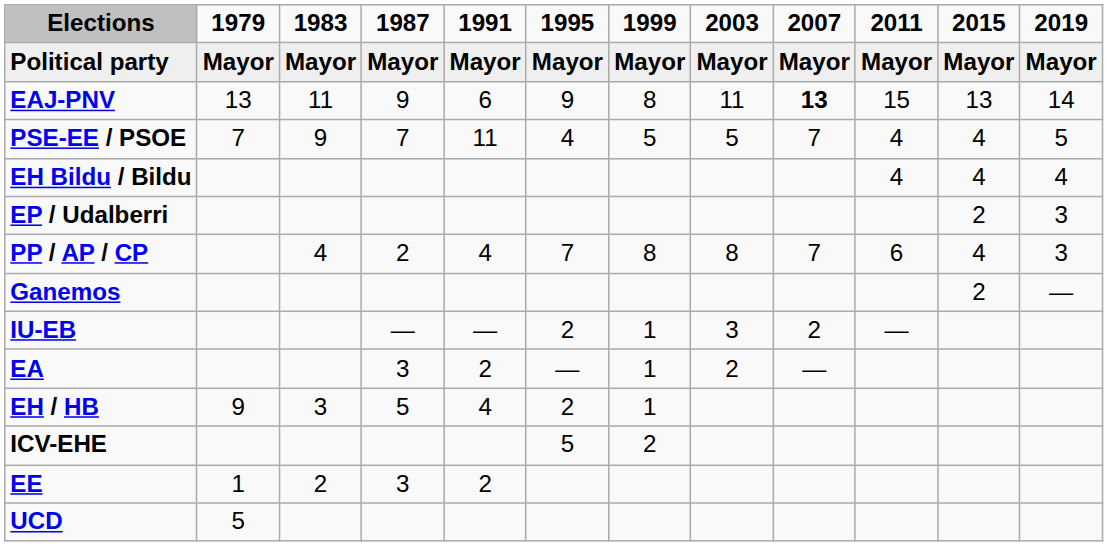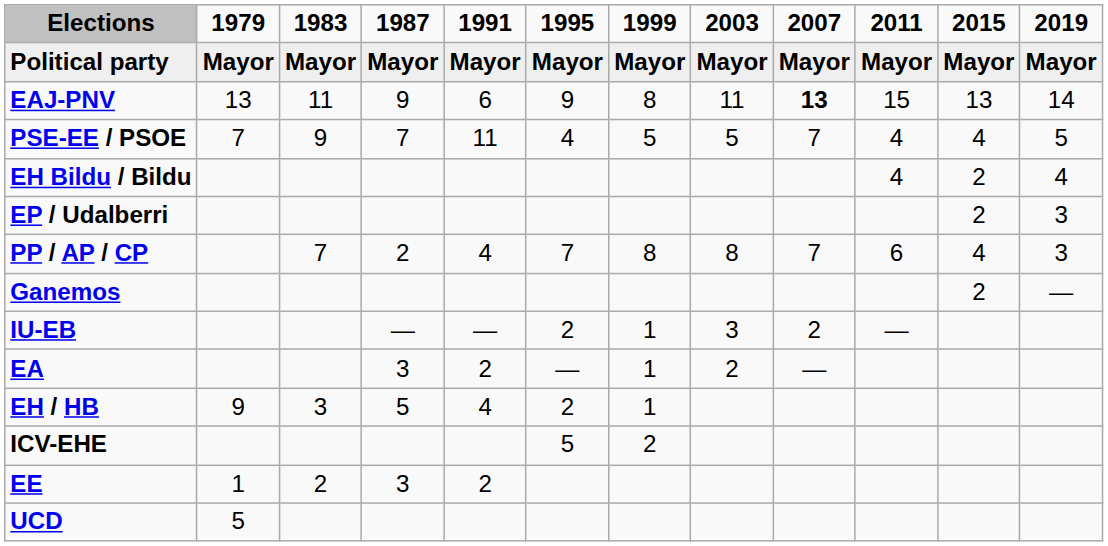(979, 176) 4 -> (979, 176) 2
(321, 253) 4 -> (321, 253) 7
